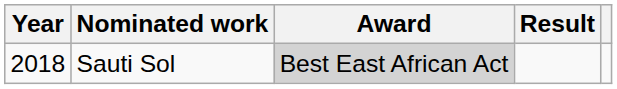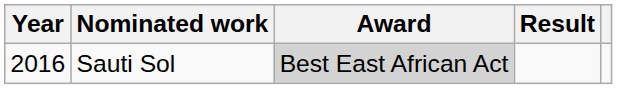(38, 63) 2018 -> (38, 63) 2016
